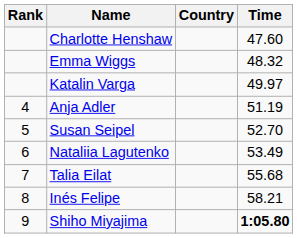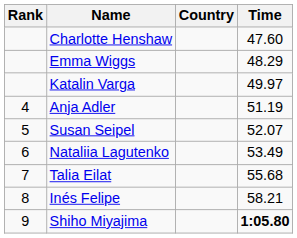(265, 61) 48.32 -> (265, 61) 48.29
(265, 130) 52.70 -> (265, 130) 52.07
